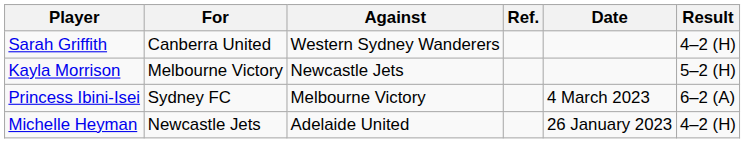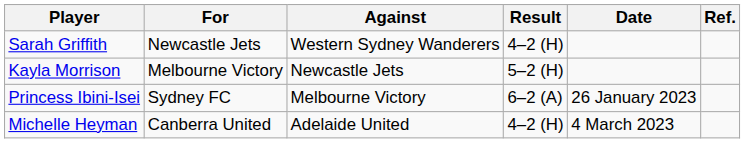columns swapped: (708, 17) <-> (523, 17)
(209, 44) Canberra United -> (204, 44) Newcastle Jets
(598, 97) 4 March 2023 -> (634, 97) 26 January 2023
(204, 124) Newcastle Jets -> (209, 124) Canberra United
(610, 124) 26 January 2023 -> (623, 124) 4 March 2023
